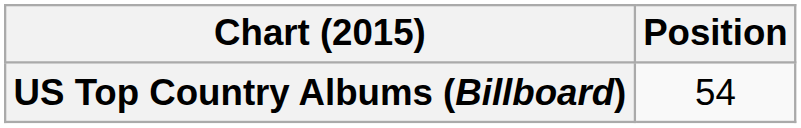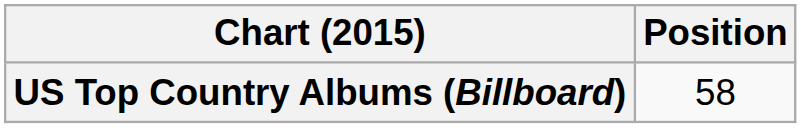(715, 91) 54 -> (715, 91) 58
